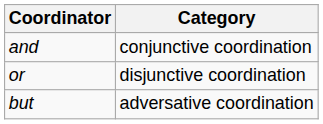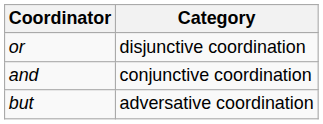rows swapped: (24, 47) <-> (17, 75)
